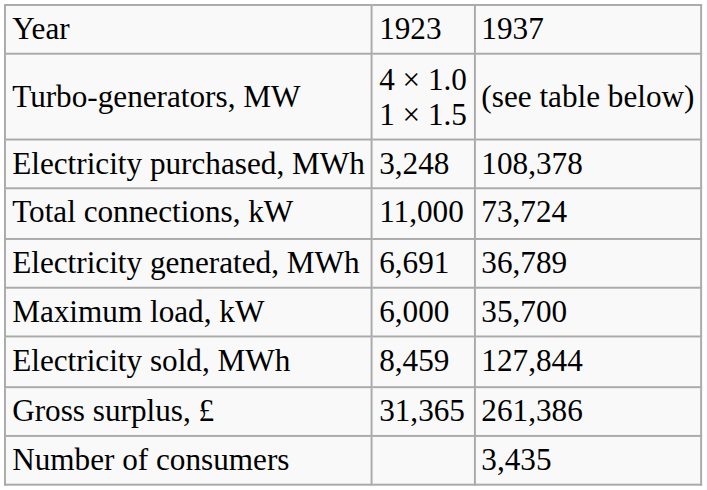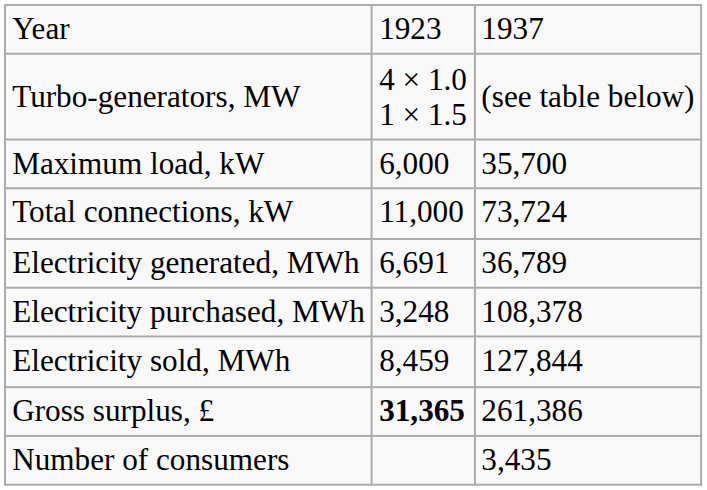rows swapped: (138, 311) <-> (188, 163)
(422, 410) normal -> (422, 410) bold
